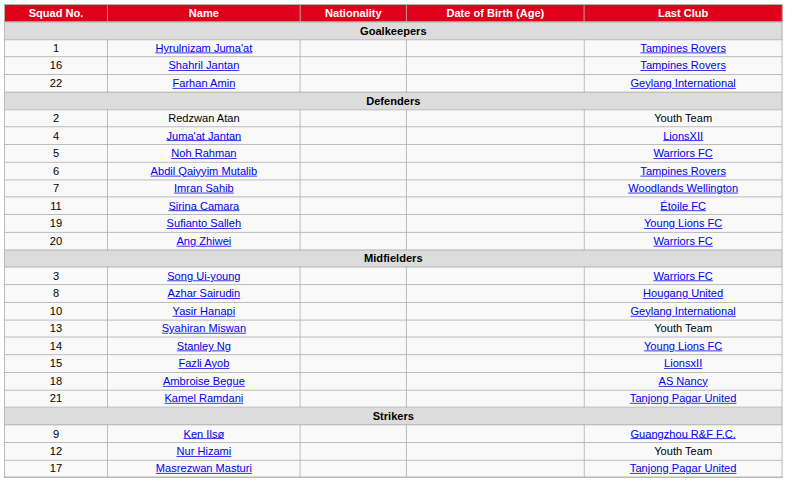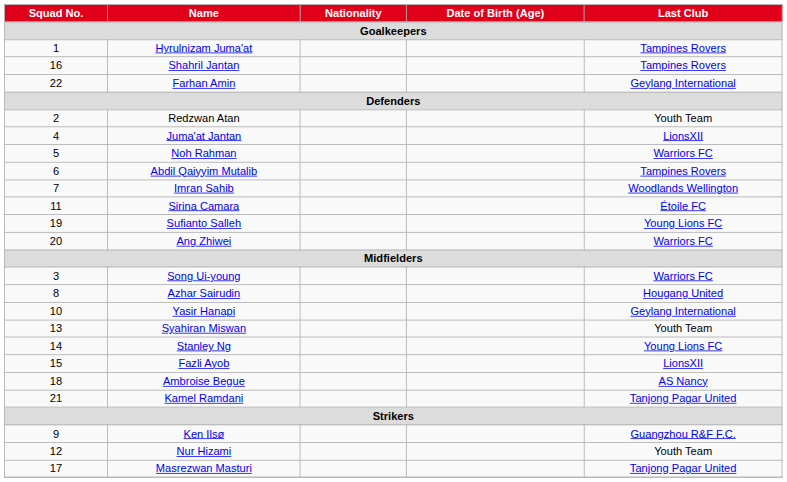(683, 364) LionsxII -> (683, 364) LionsXII
